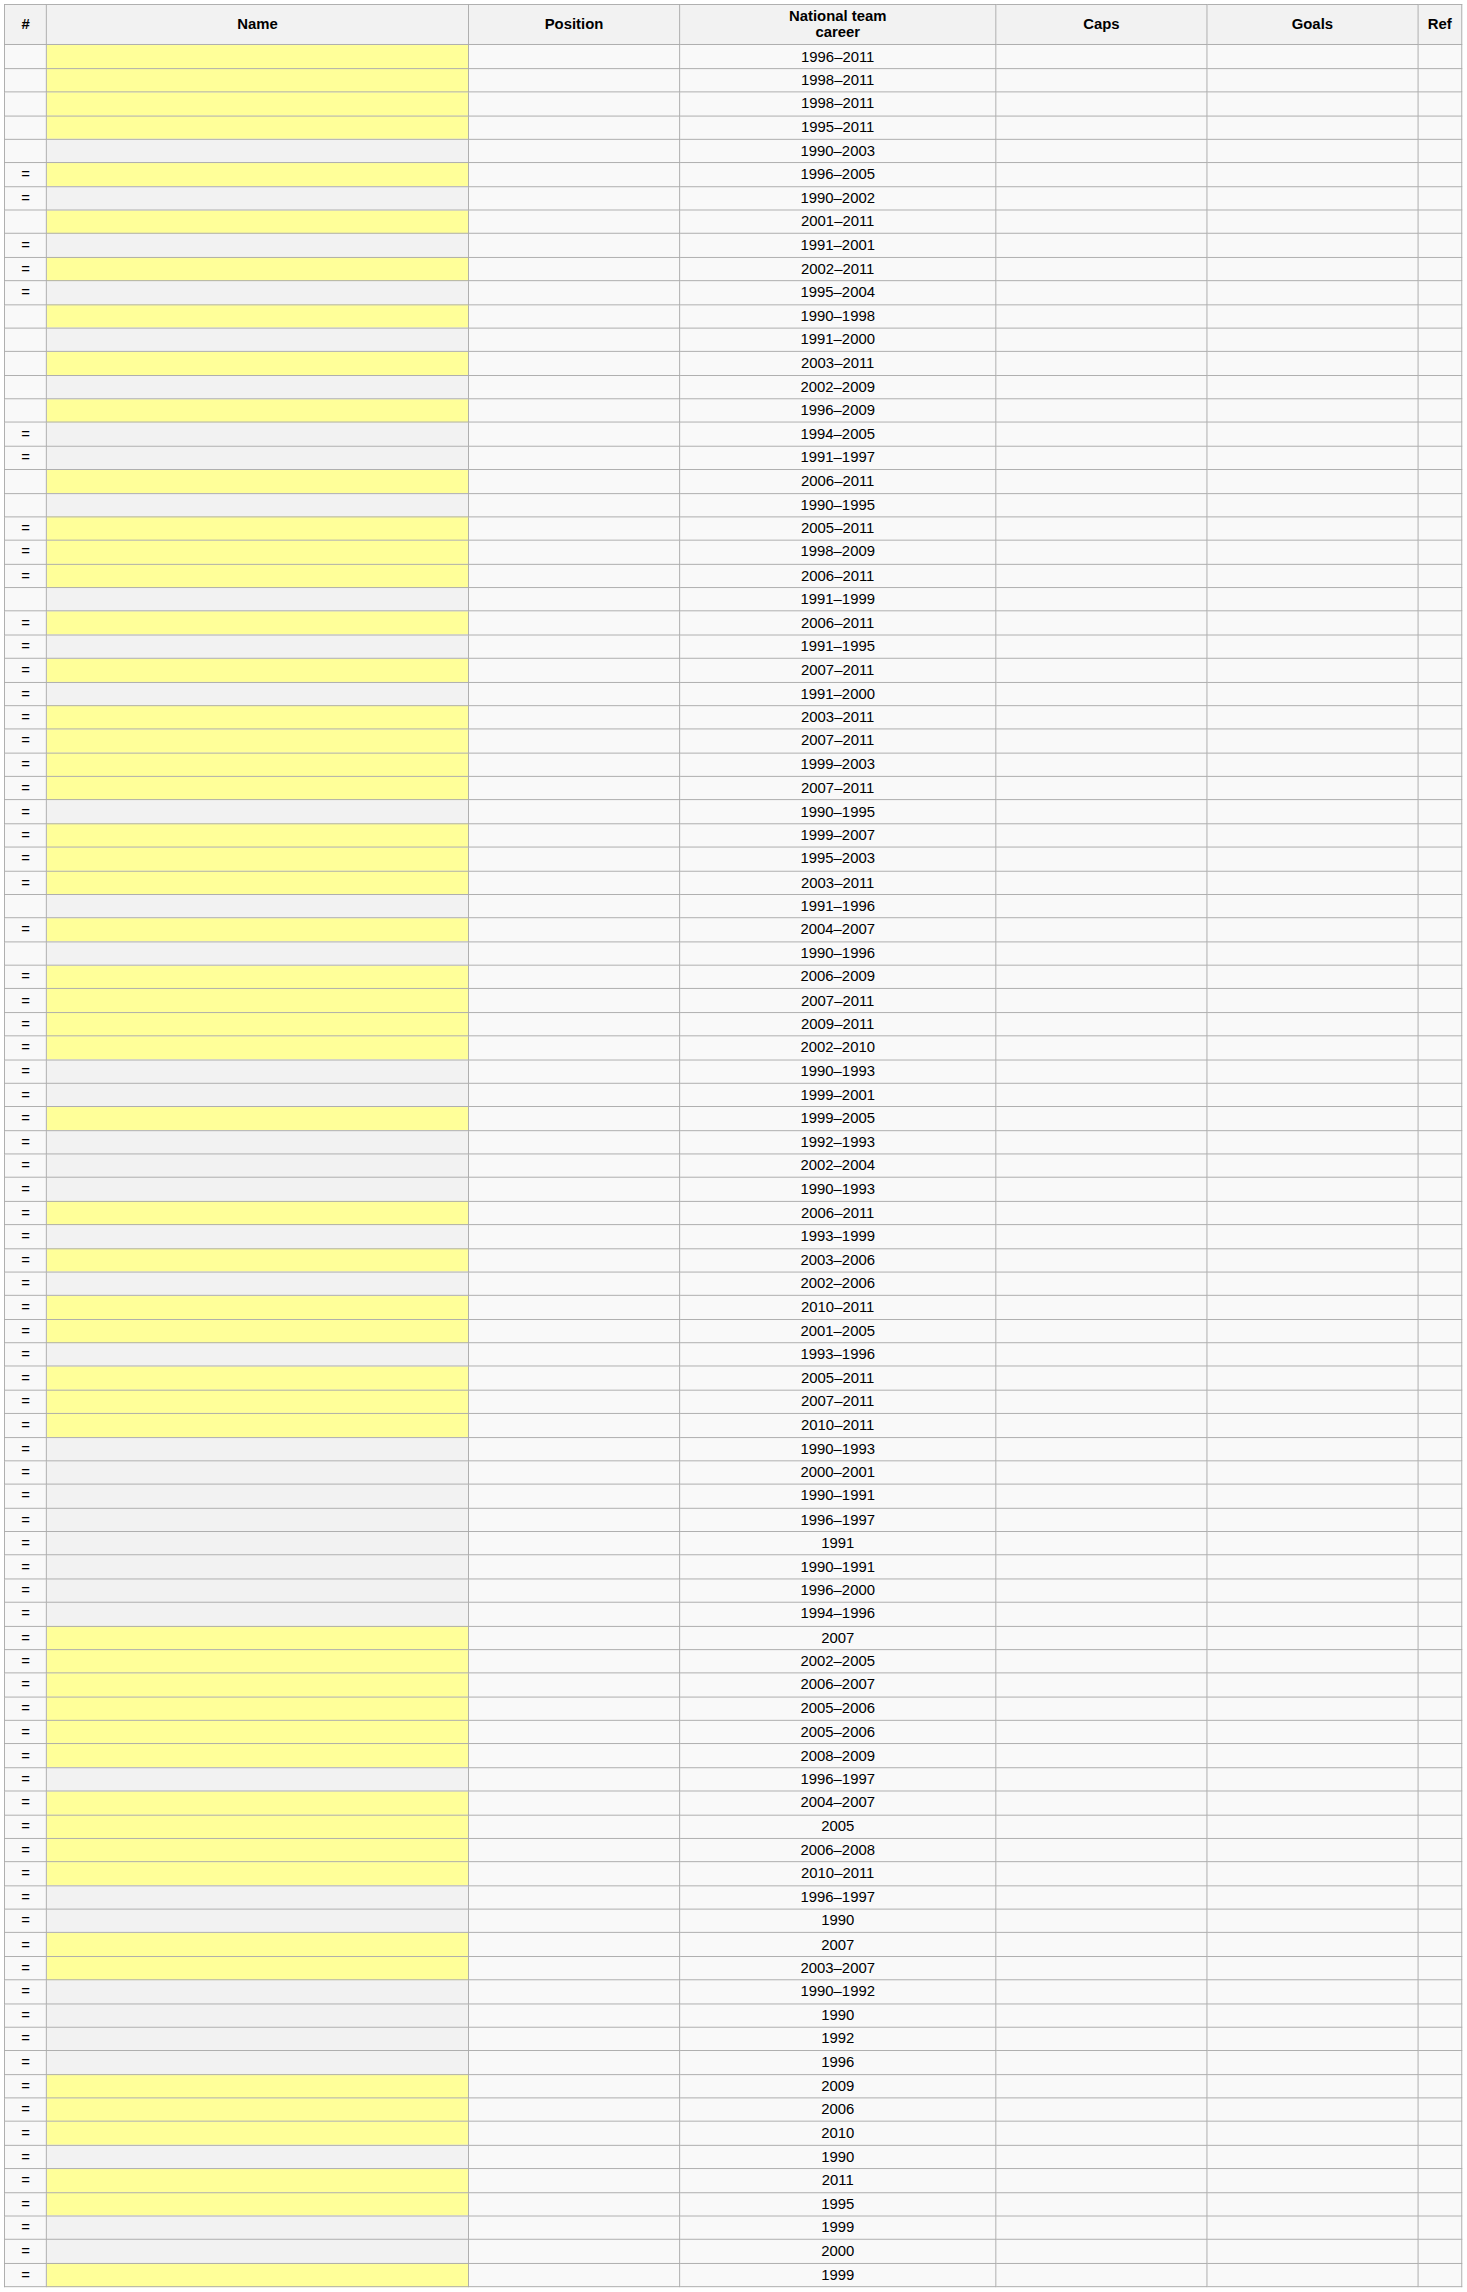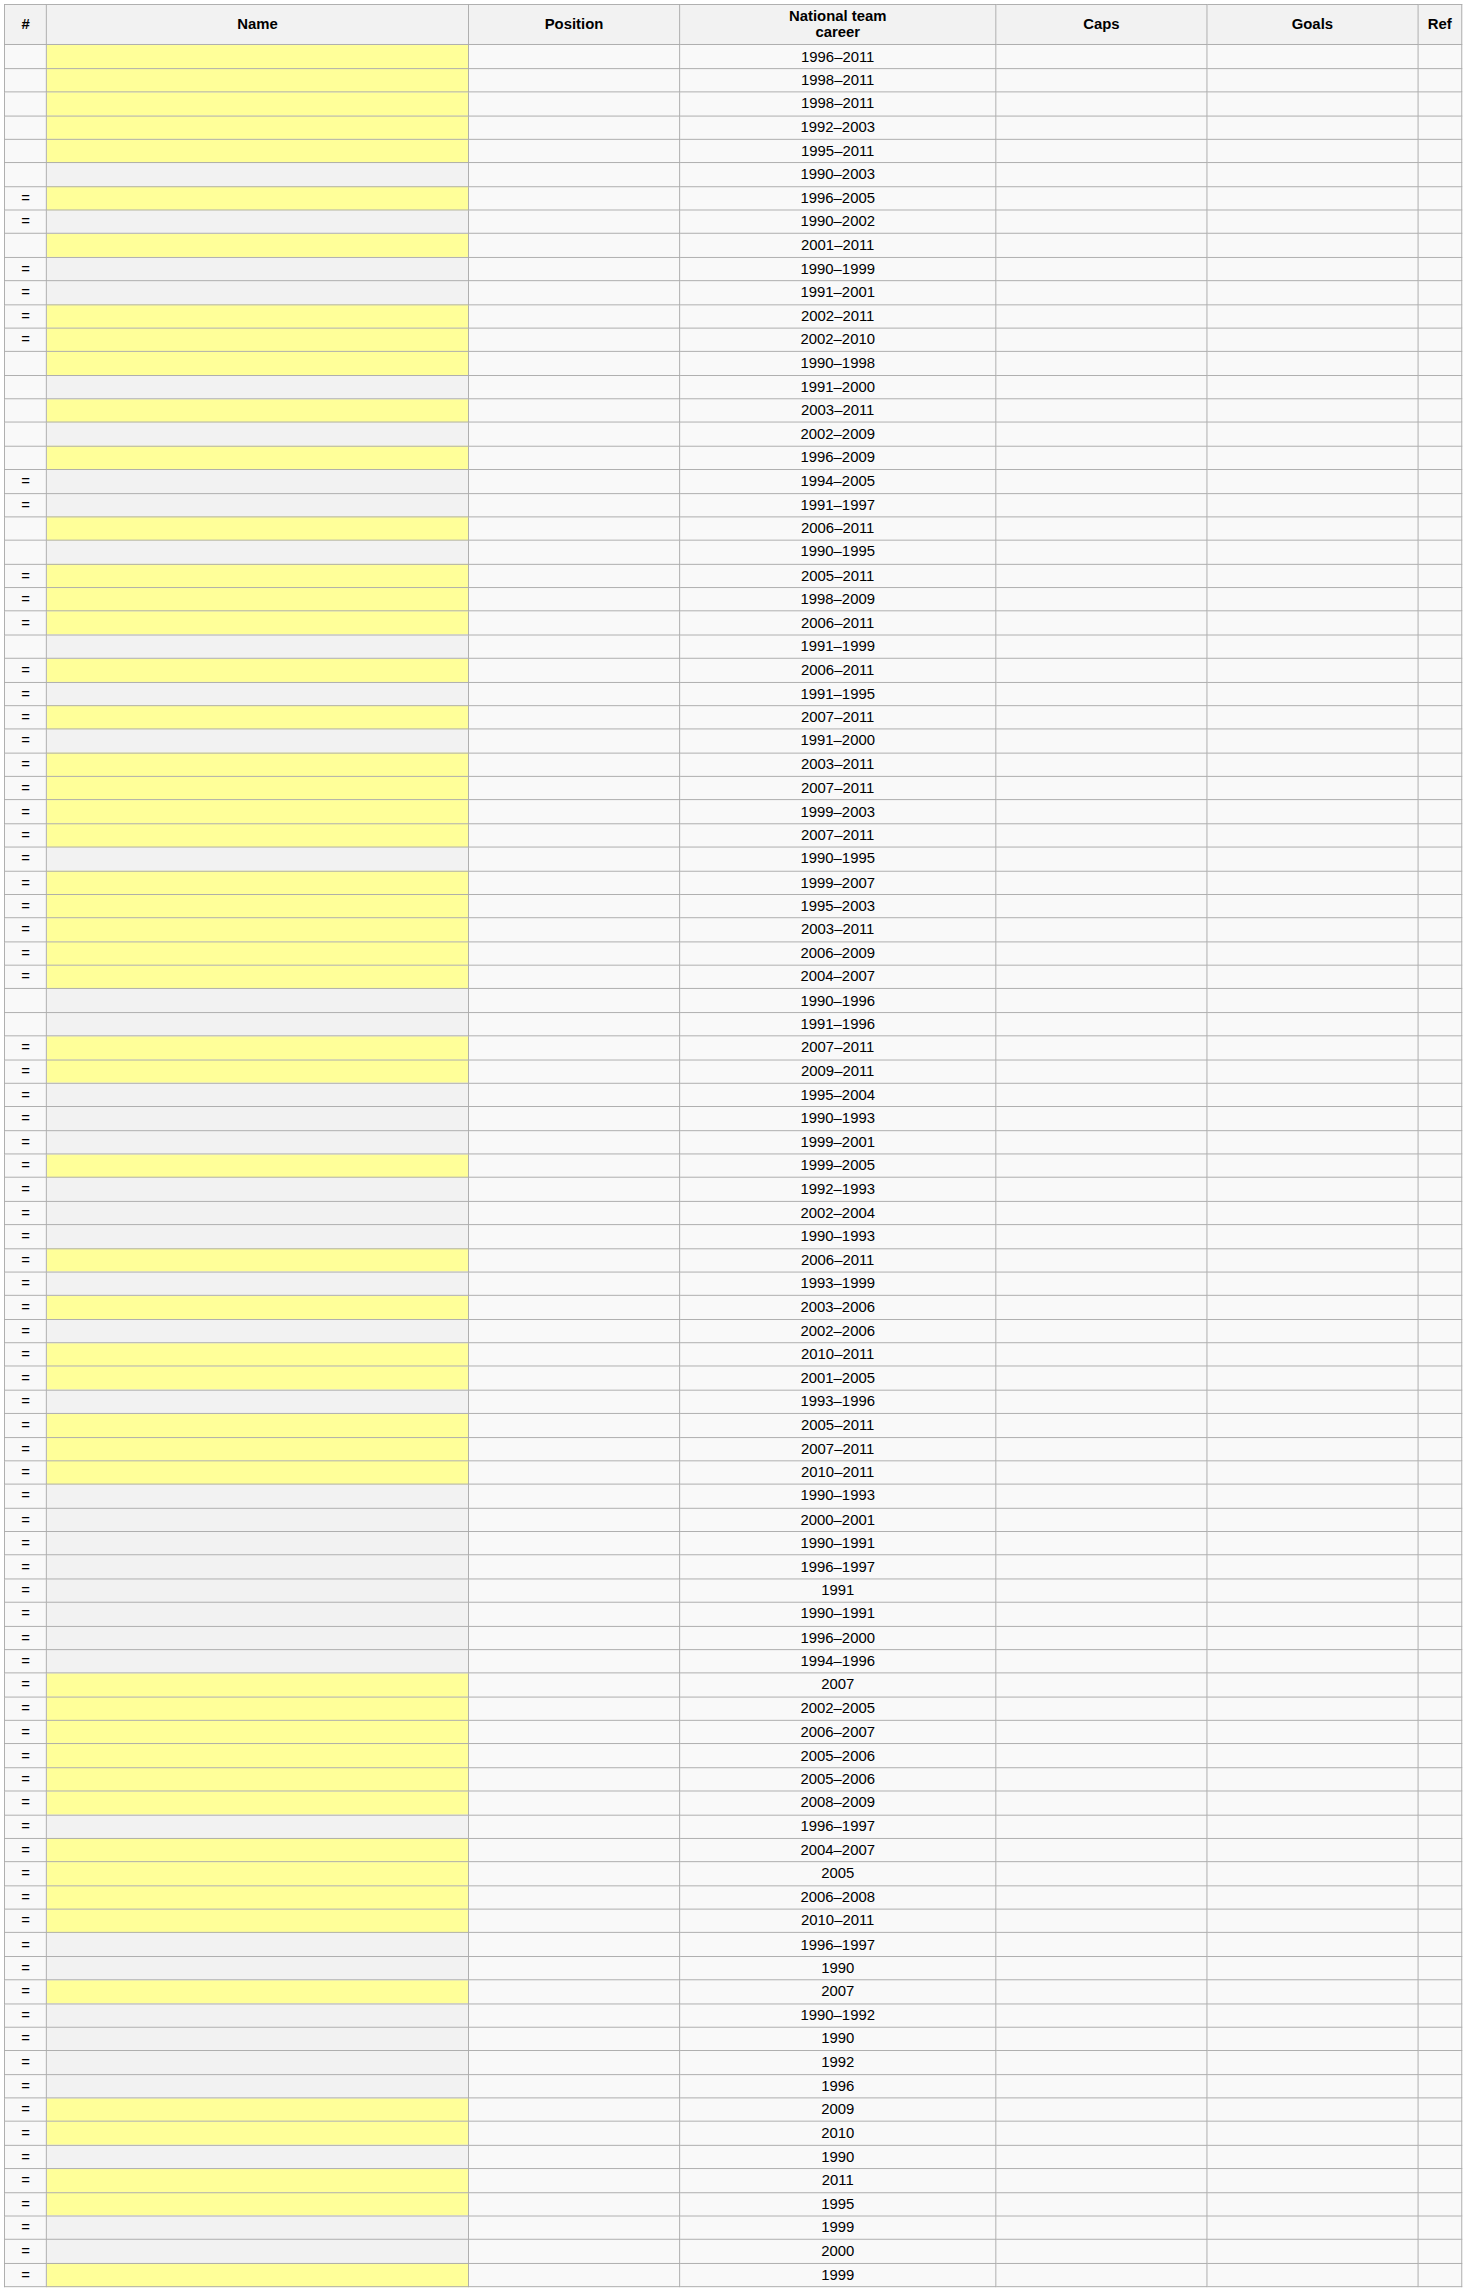+ row: (26, 127)
+ row: (26, 269)
rows swapped: (26, 1047) <-> (26, 292)
rows swapped: (26, 976) <-> (26, 906)
- row: (26, 1968)
- row: (26, 2109)
